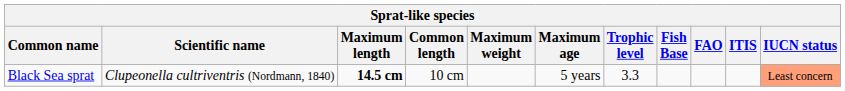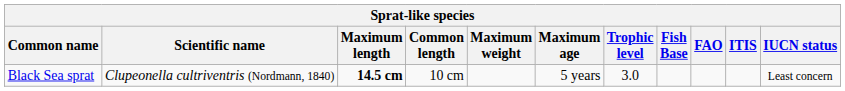(630, 75) 3.3 -> (630, 75) 3.0
(800, 76) lightsalmon background -> (800, 76) no background
